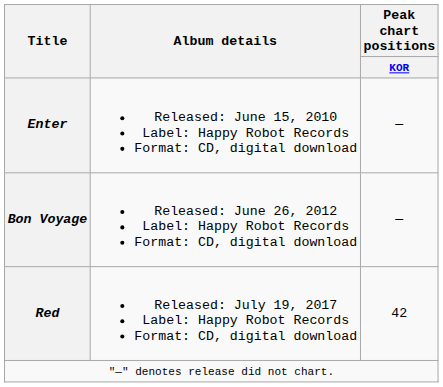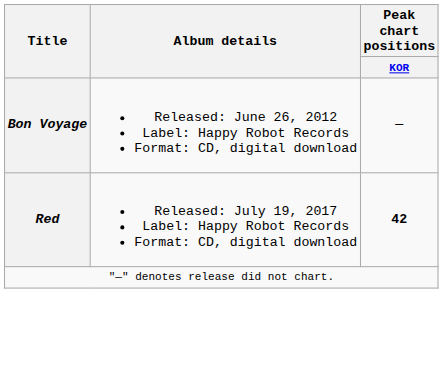- row: (47, 125)
(399, 313) normal -> (399, 219) bold
